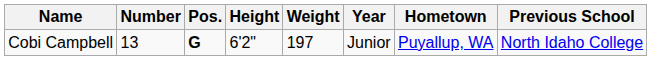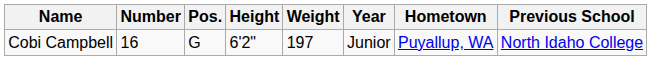(129, 42) 13 -> (129, 42) 16
(195, 42) bold -> (195, 42) normal
